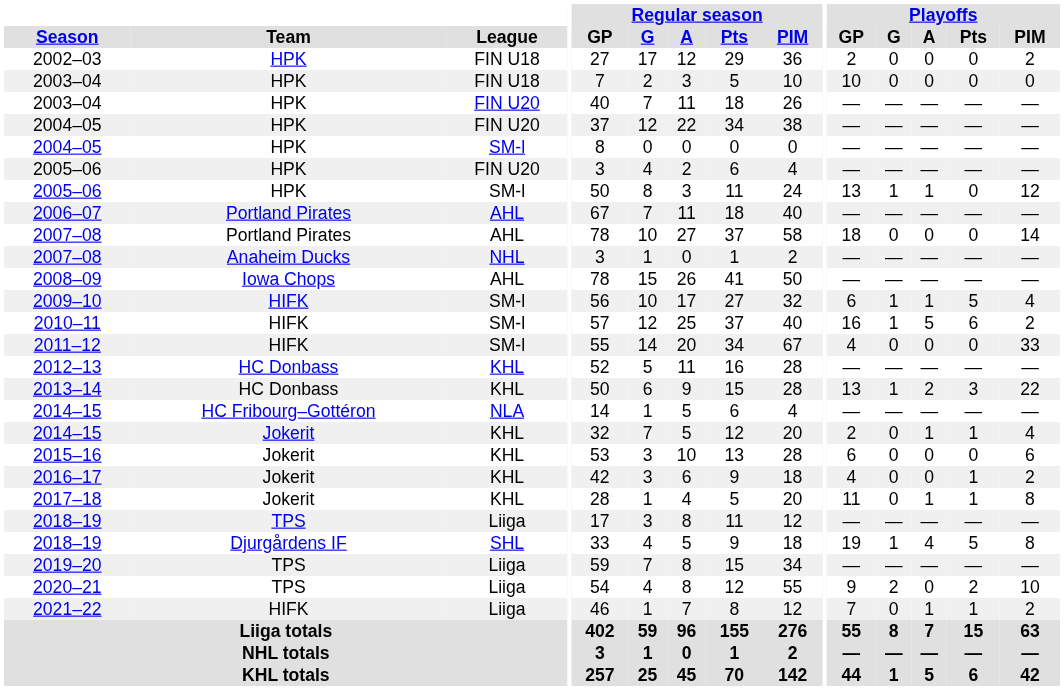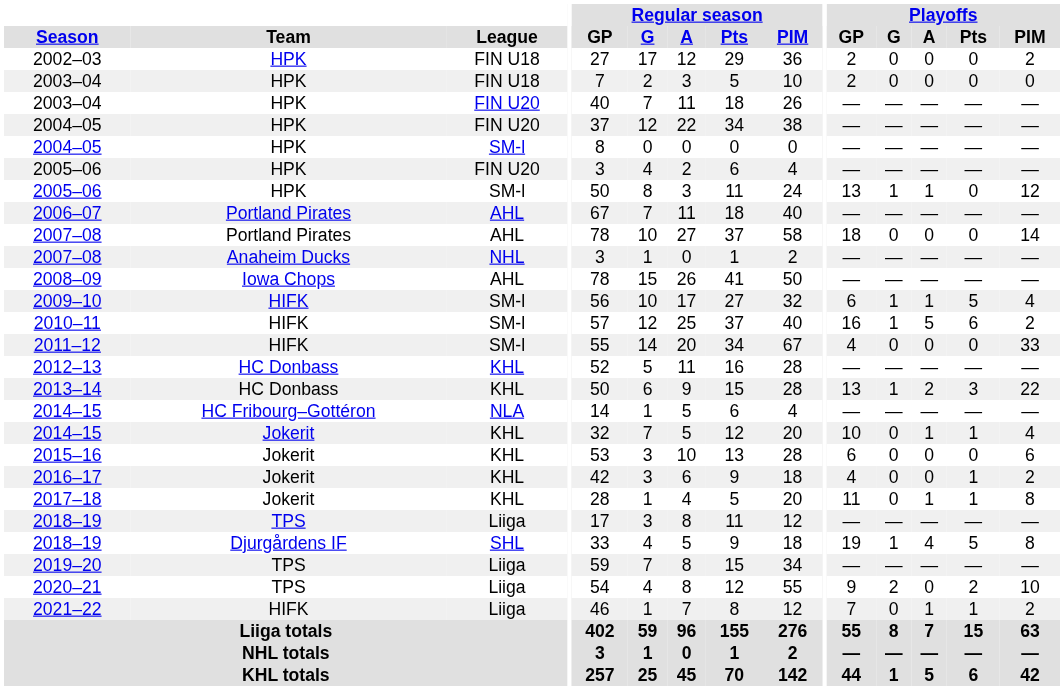(851, 80) 10 -> (851, 80) 2
(851, 432) 2 -> (851, 432) 10
